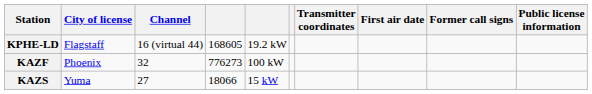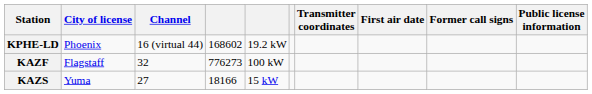(84, 44) Flagstaff -> (83, 44) Phoenix
(225, 44) 168605 -> (225, 44) 168602
(83, 62) Phoenix -> (84, 62) Flagstaff
(222, 80) 18066 -> (222, 80) 18166
